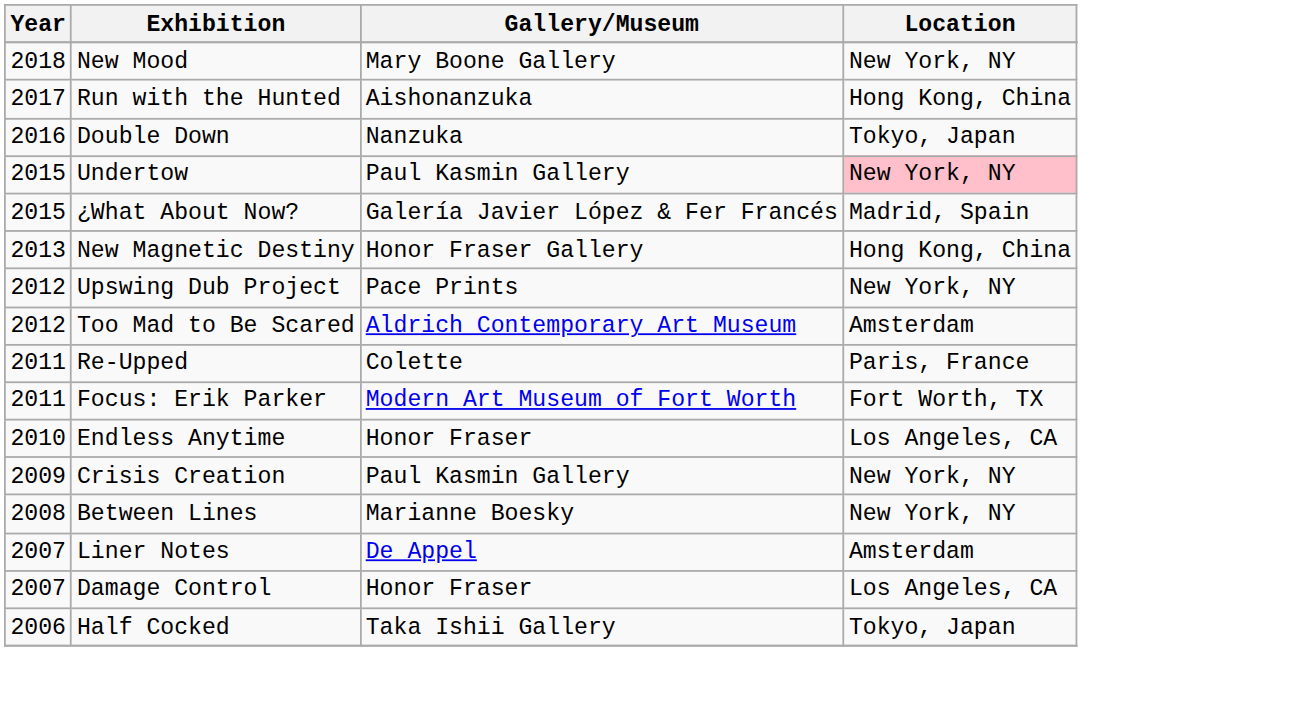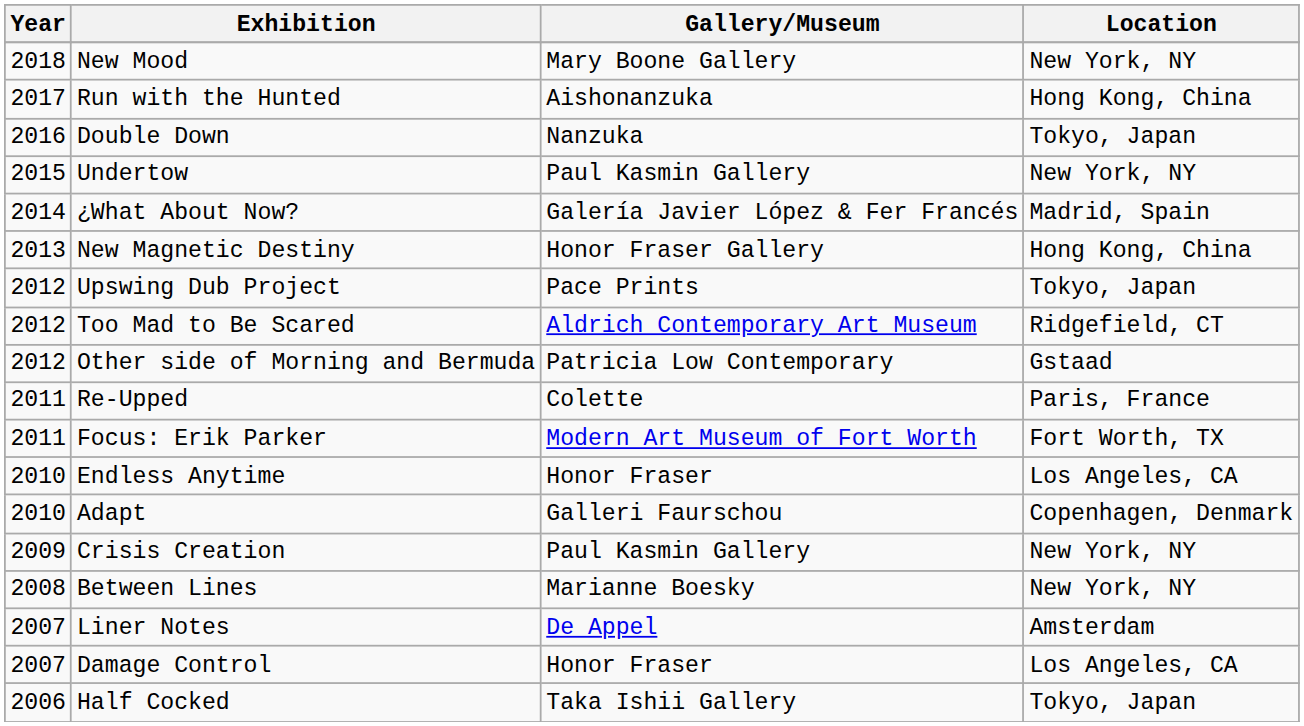(932, 175) pink background -> (1113, 175) no background
(38, 212) 2015 -> (38, 212) 2014
(932, 288) New York, NY -> (1113, 288) Tokyo, Japan
(911, 325) Amsterdam -> (1127, 325) Ridgefield, CT
+ row: (306, 363)
+ row: (112, 514)
